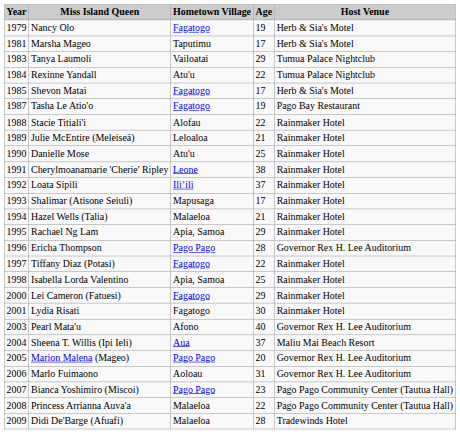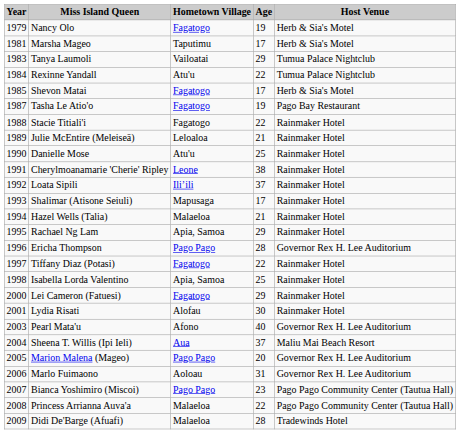(187, 122) Alofau -> (191, 122) Fagatogo
(191, 311) Fagatogo -> (187, 311) Alofau
